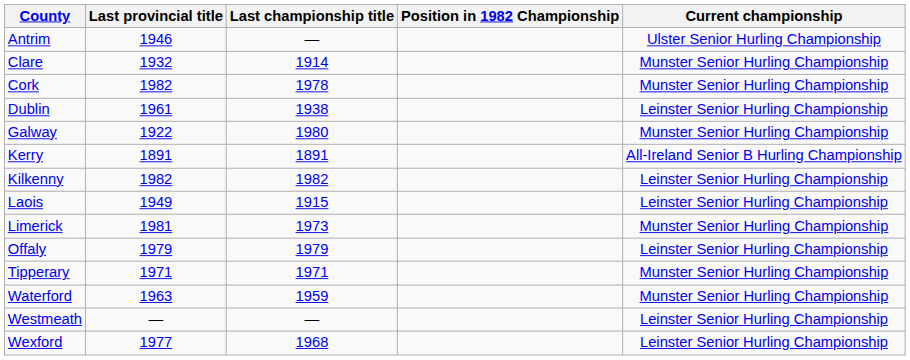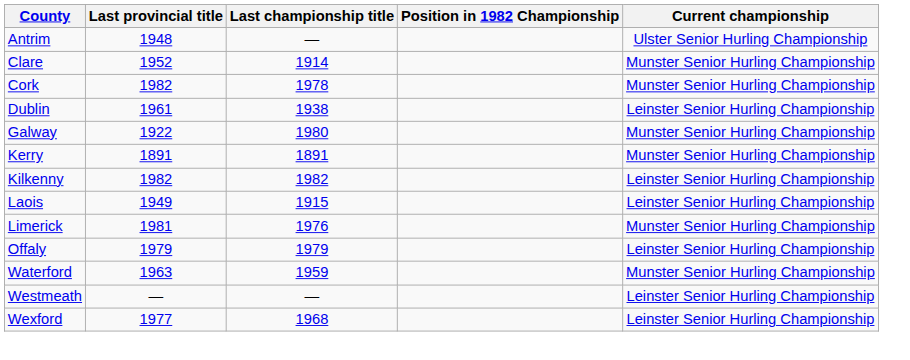(156, 39) 1946 -> (156, 39) 1948
(156, 62) 1932 -> (156, 62) 1952
(764, 156) All-Ireland Senior B Hurling Championship -> (750, 156) Munster Senior Hurling Championship
(312, 226) 1973 -> (312, 226) 1976
- row: (39, 272)
